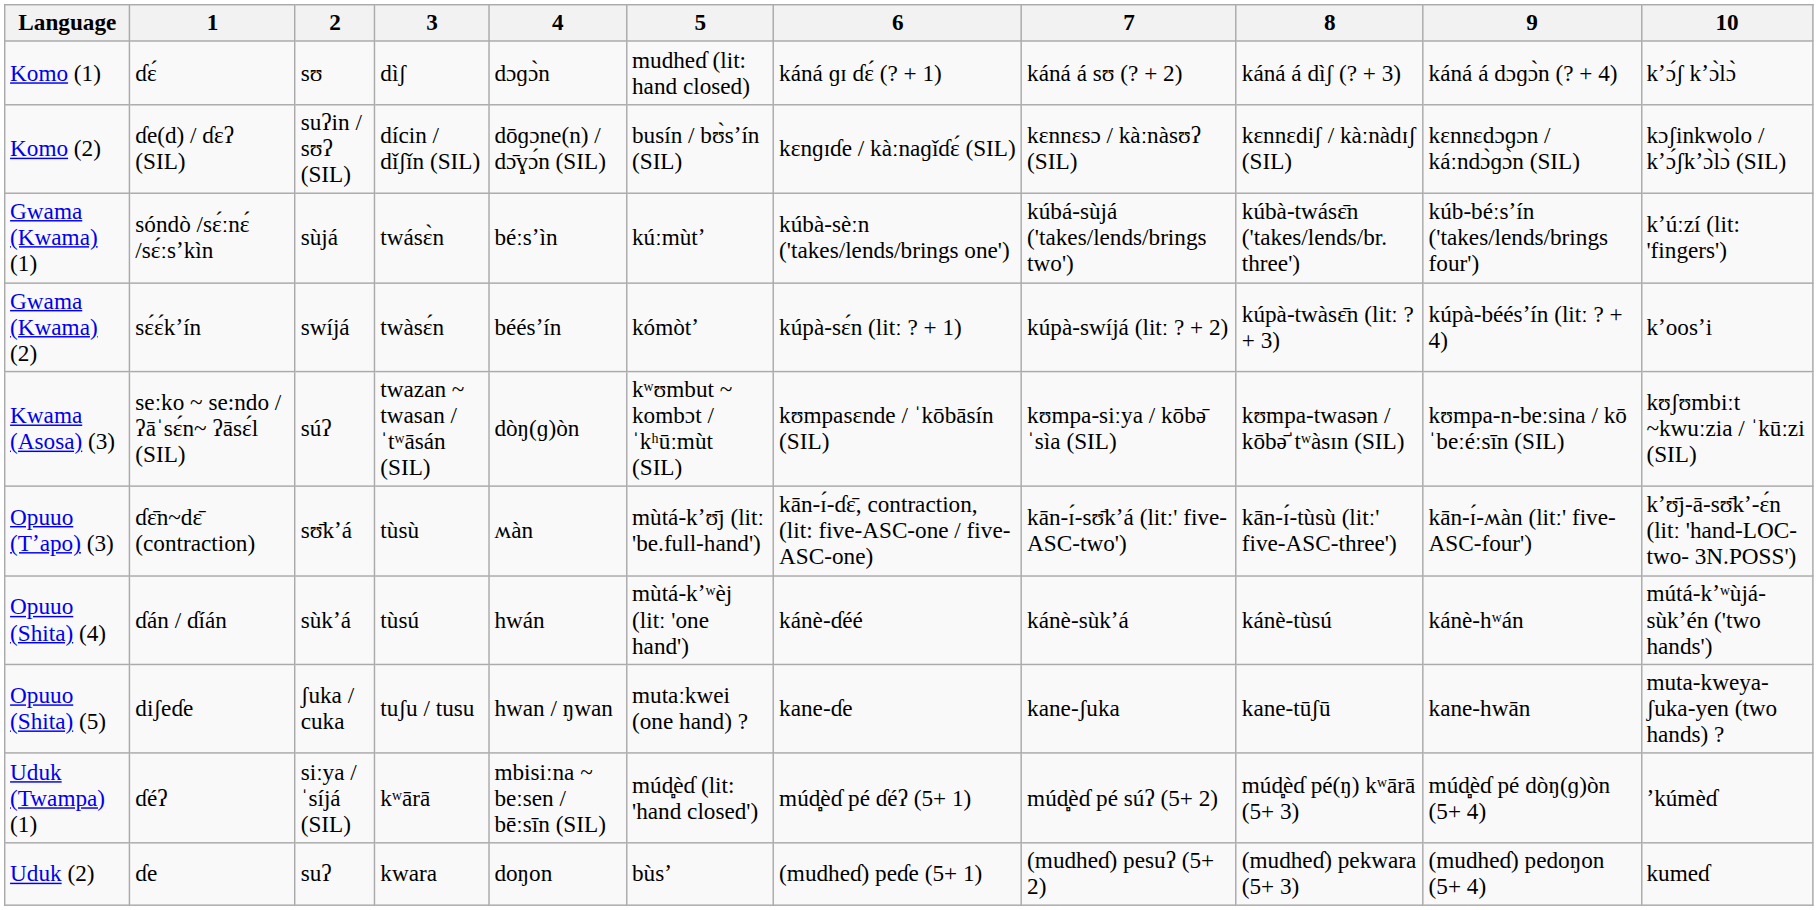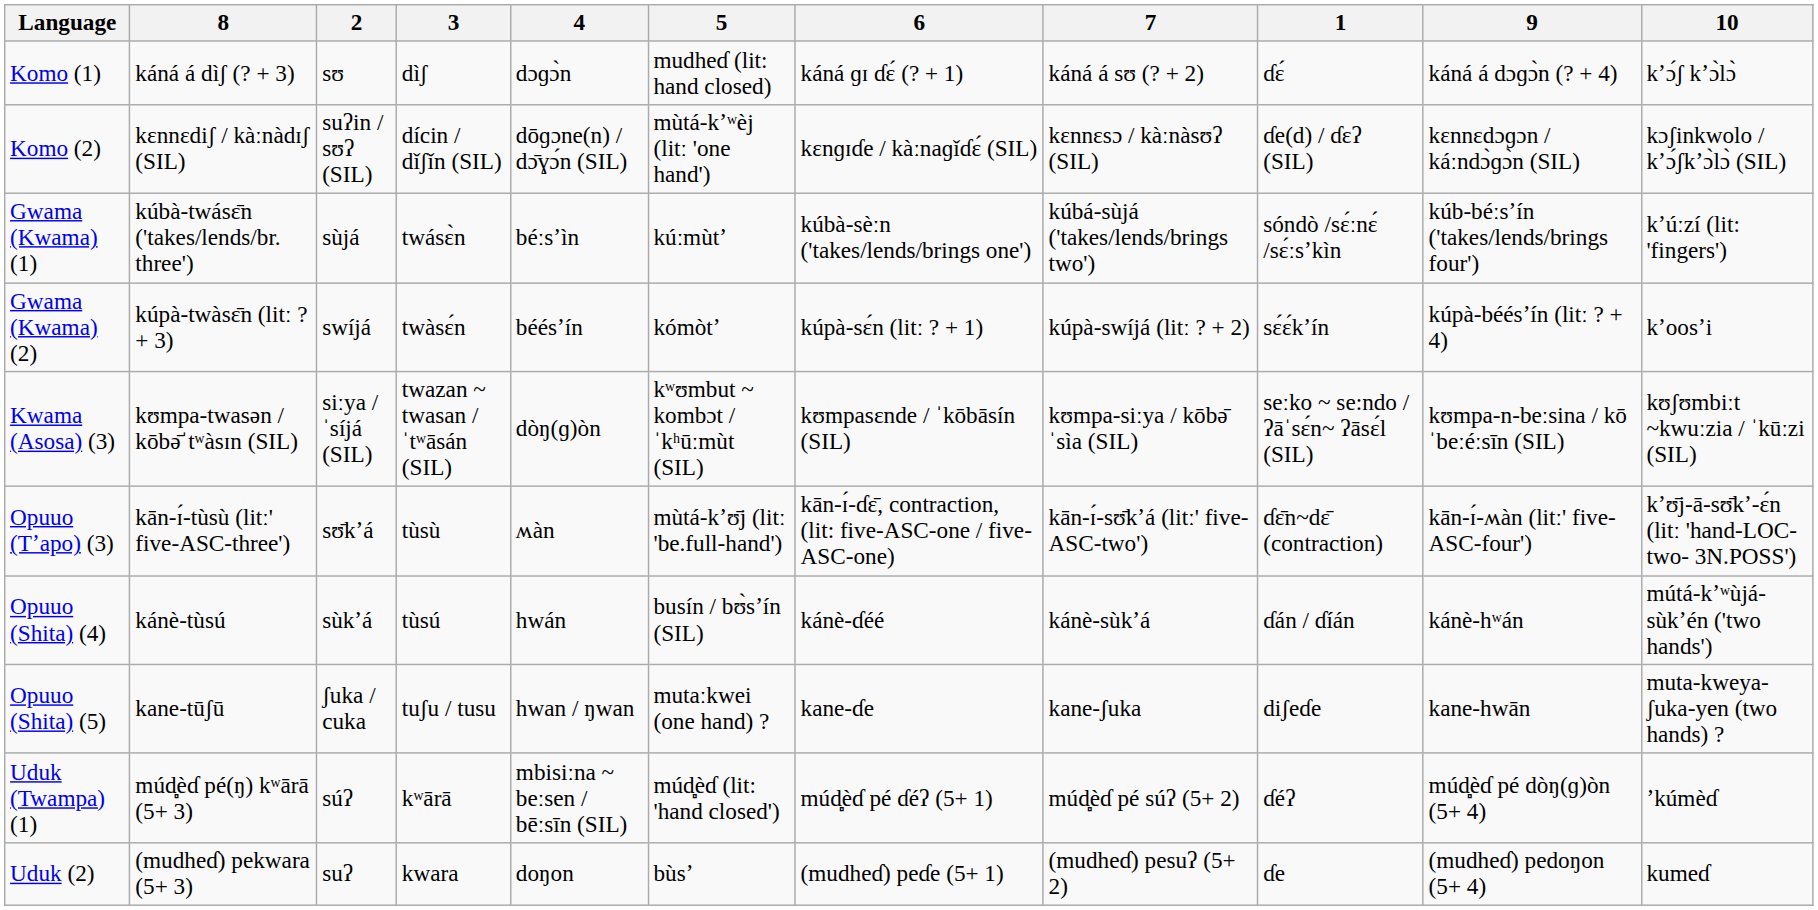columns swapped: (213, 22) <-> (1330, 22)
(696, 148) busín / bʊ̀sʼín (SIL) -> (704, 148) mùtá-kʼʷèj (litː 'one hand')
(316, 428) súʔ -> (350, 428) siːya / ˈsíjá (SIL)
(682, 619) mùtá-kʼʷèj (litː 'one hand') -> (717, 619) busín / bʊ̀sʼín (SIL)
(329, 797) siːya / ˈsíjá (SIL) -> (338, 797) súʔ
